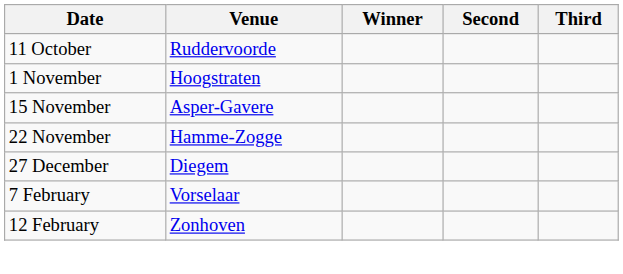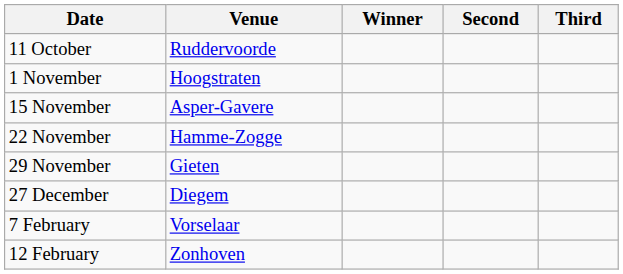+ row: (60, 166)
